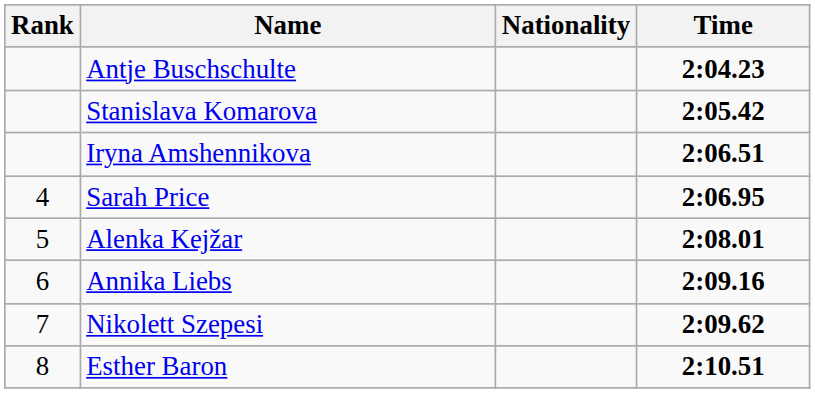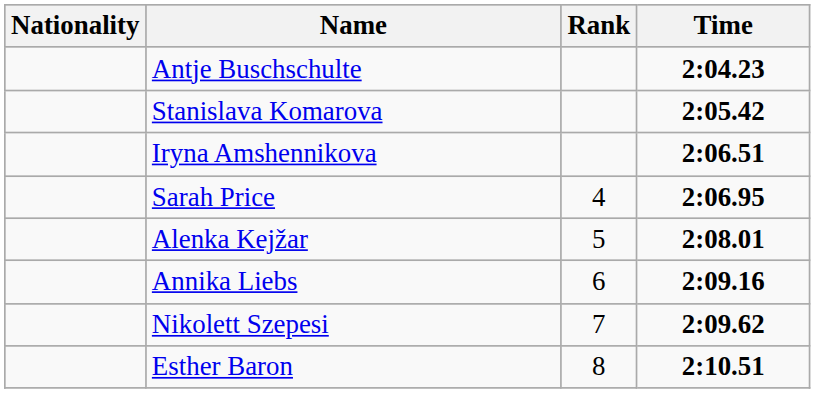columns swapped: (42, 25) <-> (566, 25)
